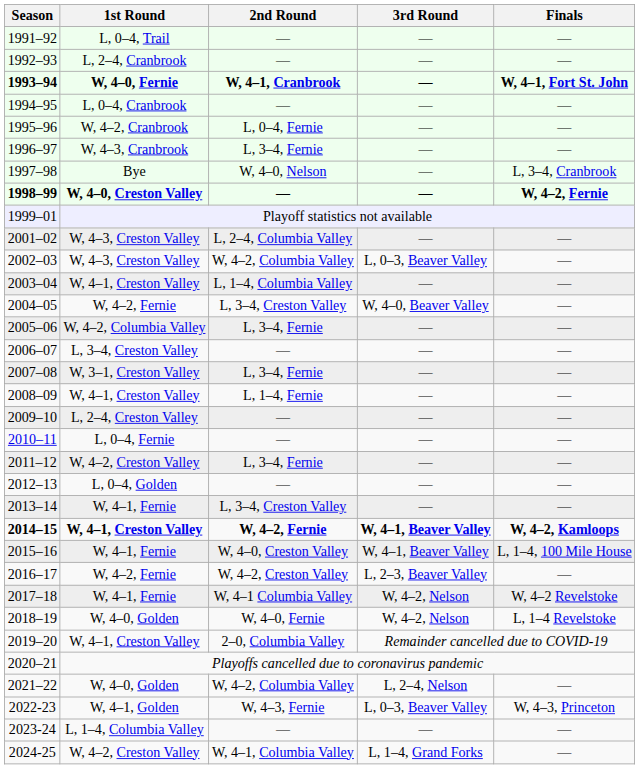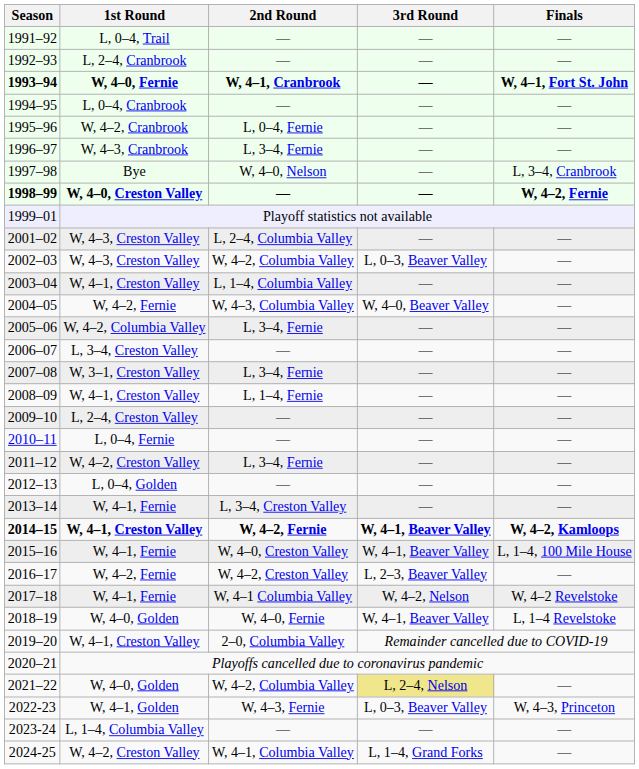(283, 305) L, 3–4, Creston Valley -> (283, 305) W, 4–3, Columbia Valley
(426, 618) W, 4–2, Nelson -> (426, 618) W, 4–1, Beaver Valley
(426, 685) no background -> (426, 685) khaki background
